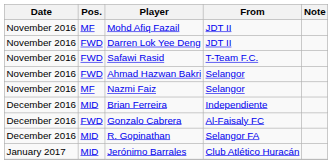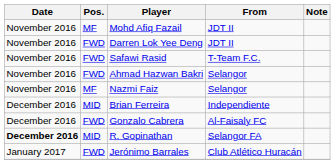(41, 136) normal -> (42, 136) bold
(89, 151) MID -> (94, 151) FWD
